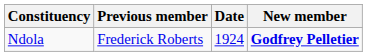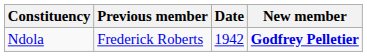(229, 39) 1924 -> (229, 39) 1942
